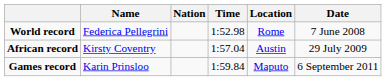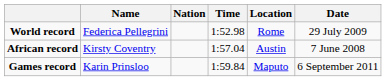(338, 31) 7 June 2008 -> (338, 31) 29 July 2009
(338, 48) 29 July 2009 -> (338, 48) 7 June 2008
